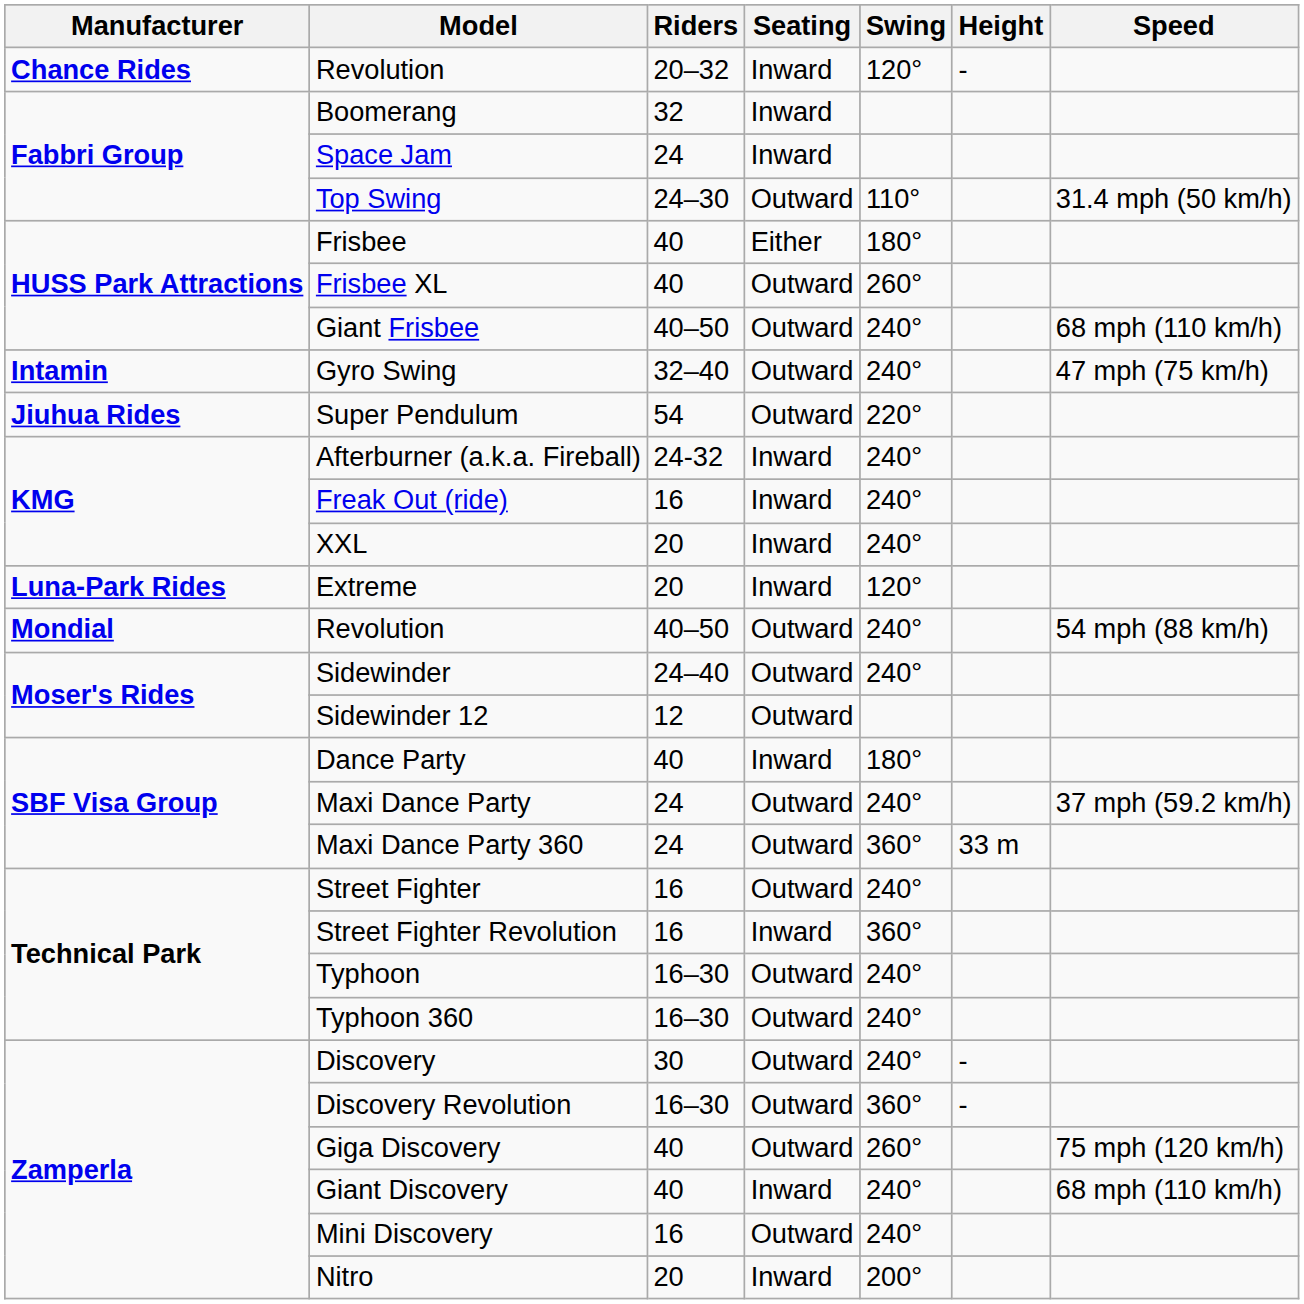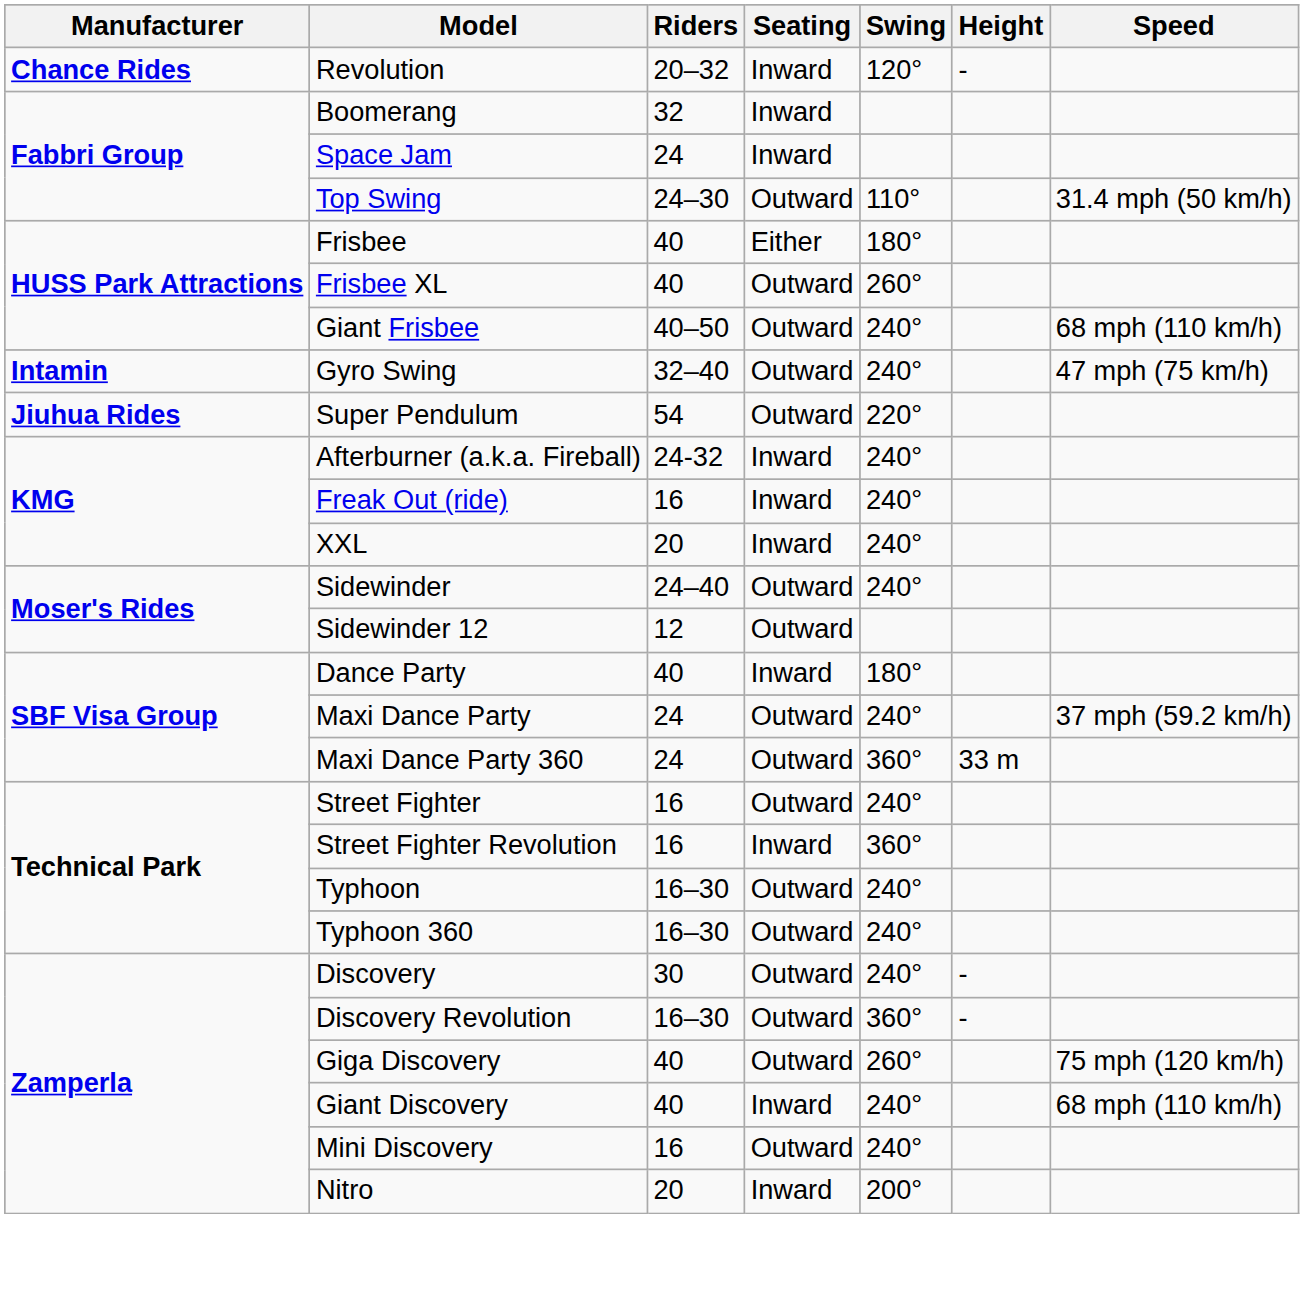- row: (367, 586)
- row: (380, 629)
